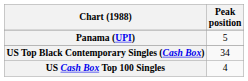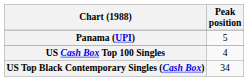rows swapped: (105, 68) <-> (105, 53)
